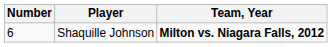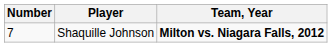(10, 32) 6 -> (10, 32) 7
